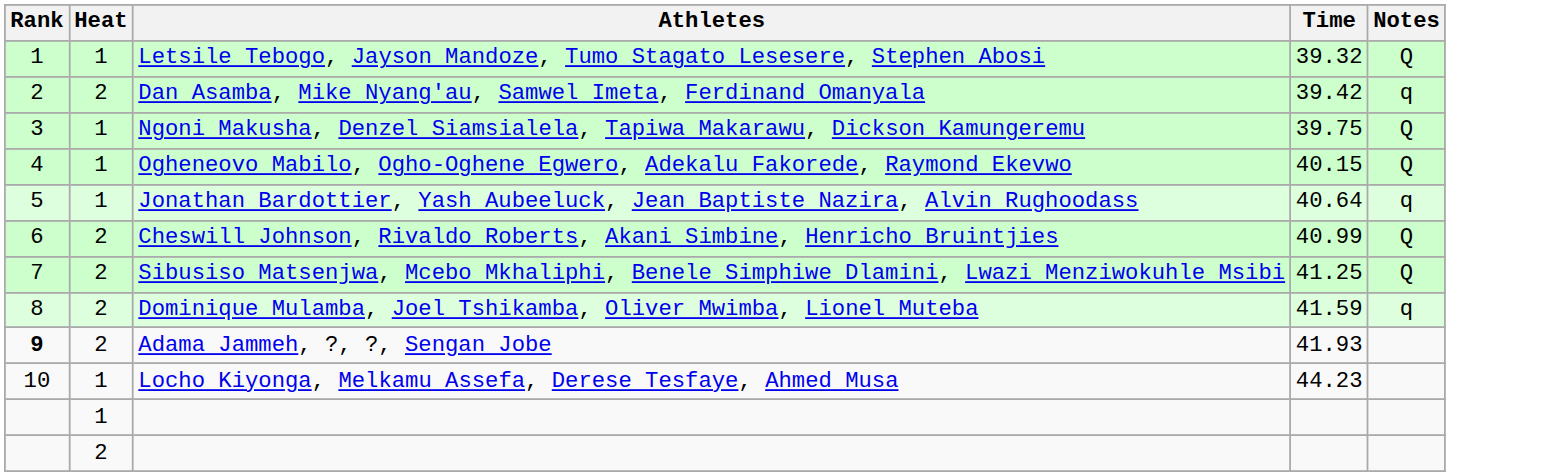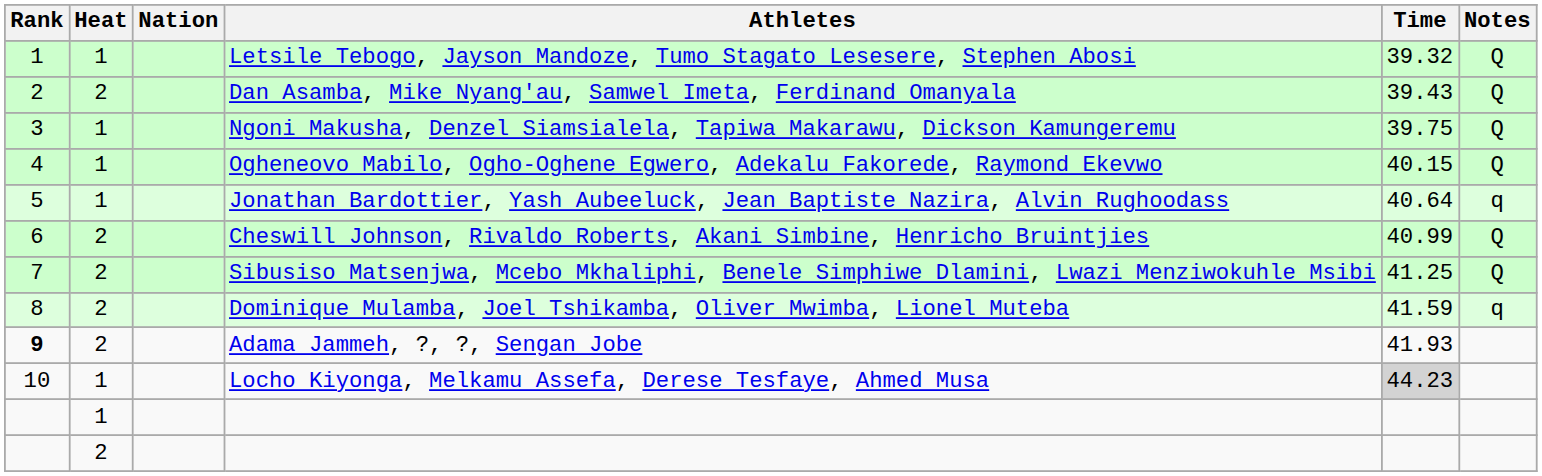+ column: (178, 23)
(1329, 95) 39.42 -> (1420, 95) 39.43
(1407, 95) q -> (1497, 95) Q
(1329, 382) no background -> (1420, 382) lightgrey background
